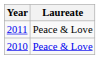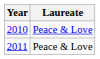rows swapped: (17, 46) <-> (17, 29)
